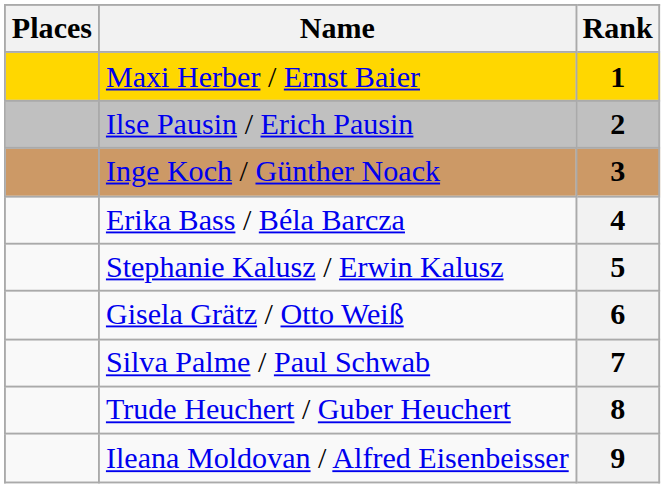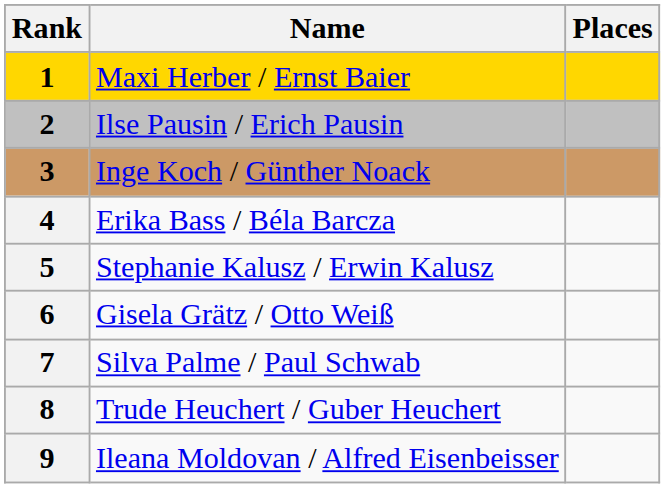columns swapped: (618, 28) <-> (52, 28)
